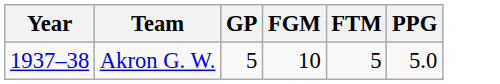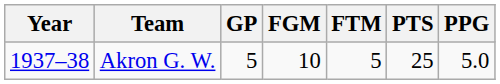+ column: (413, 23)
